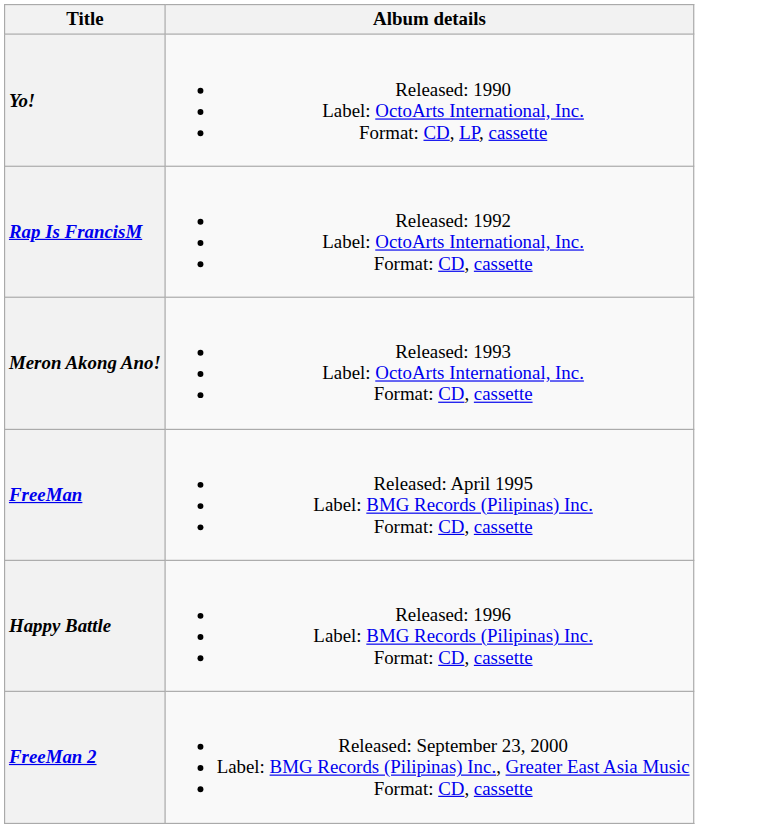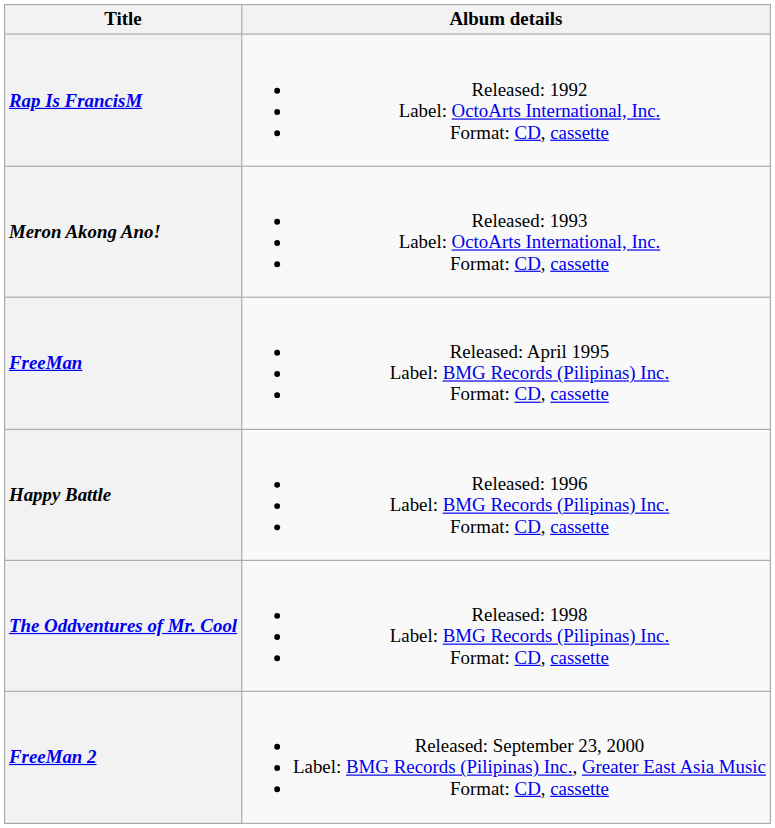- row: (22, 100)
+ row: (123, 625)
